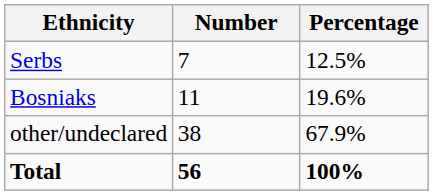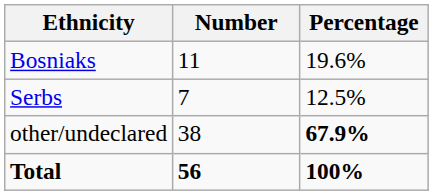rows swapped: (53, 97) <-> (36, 60)
(336, 134) normal -> (338, 134) bold
